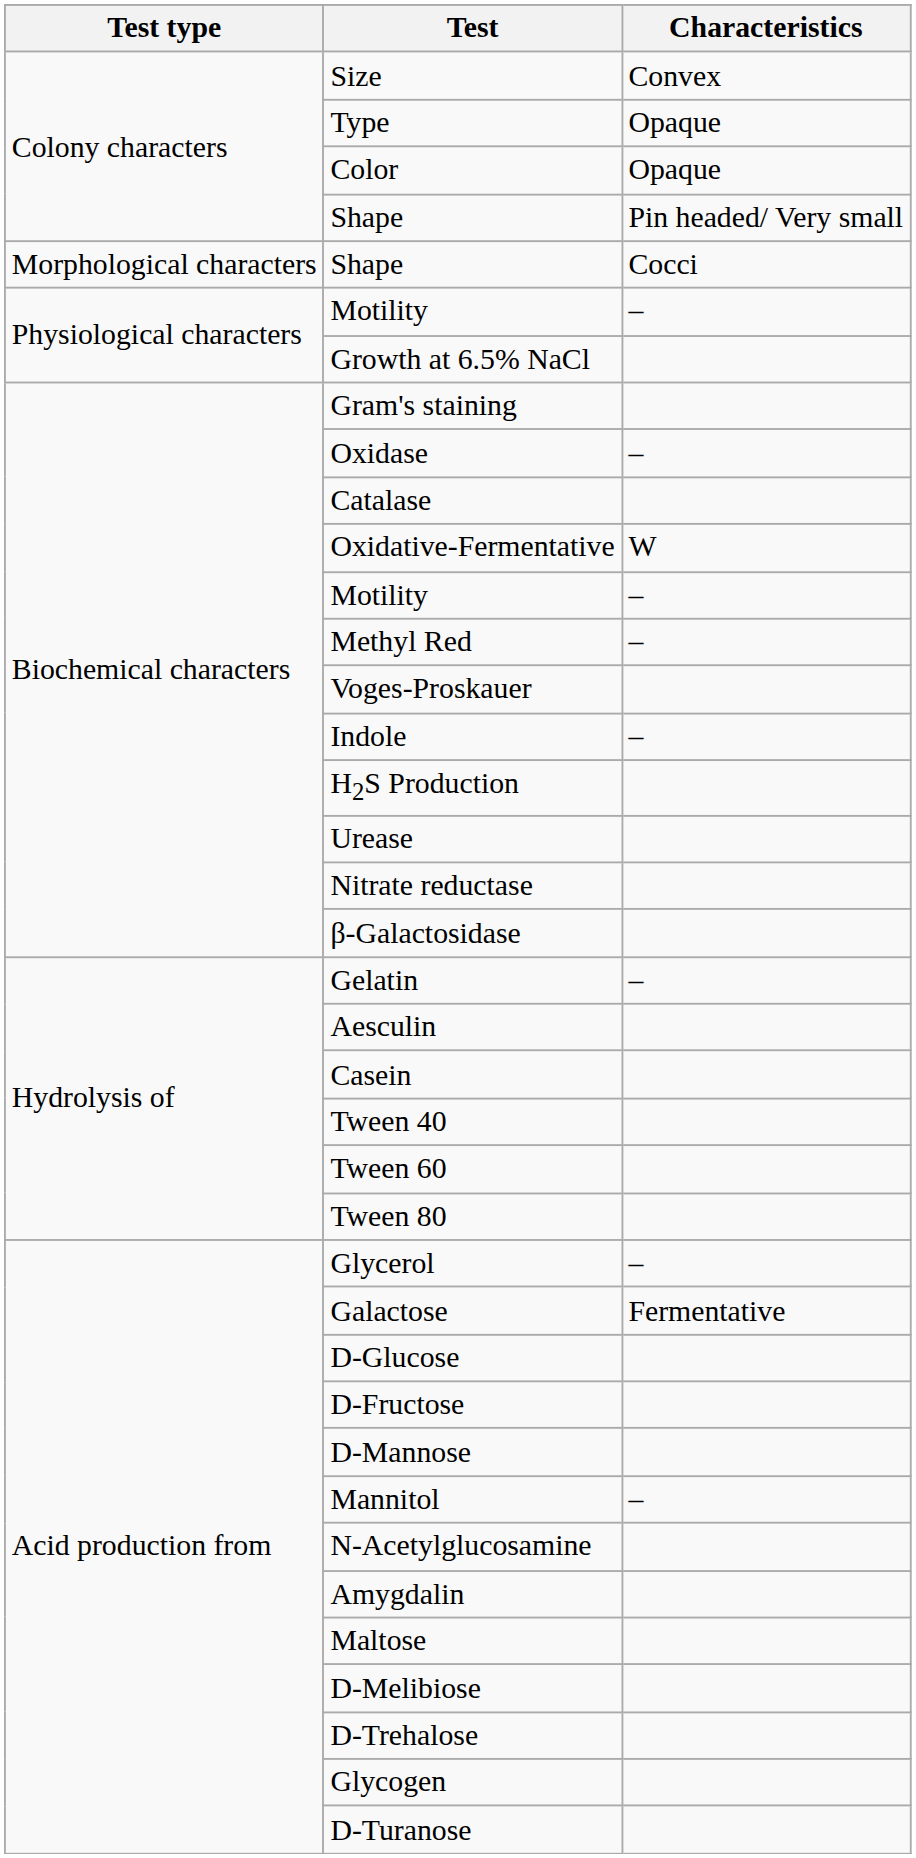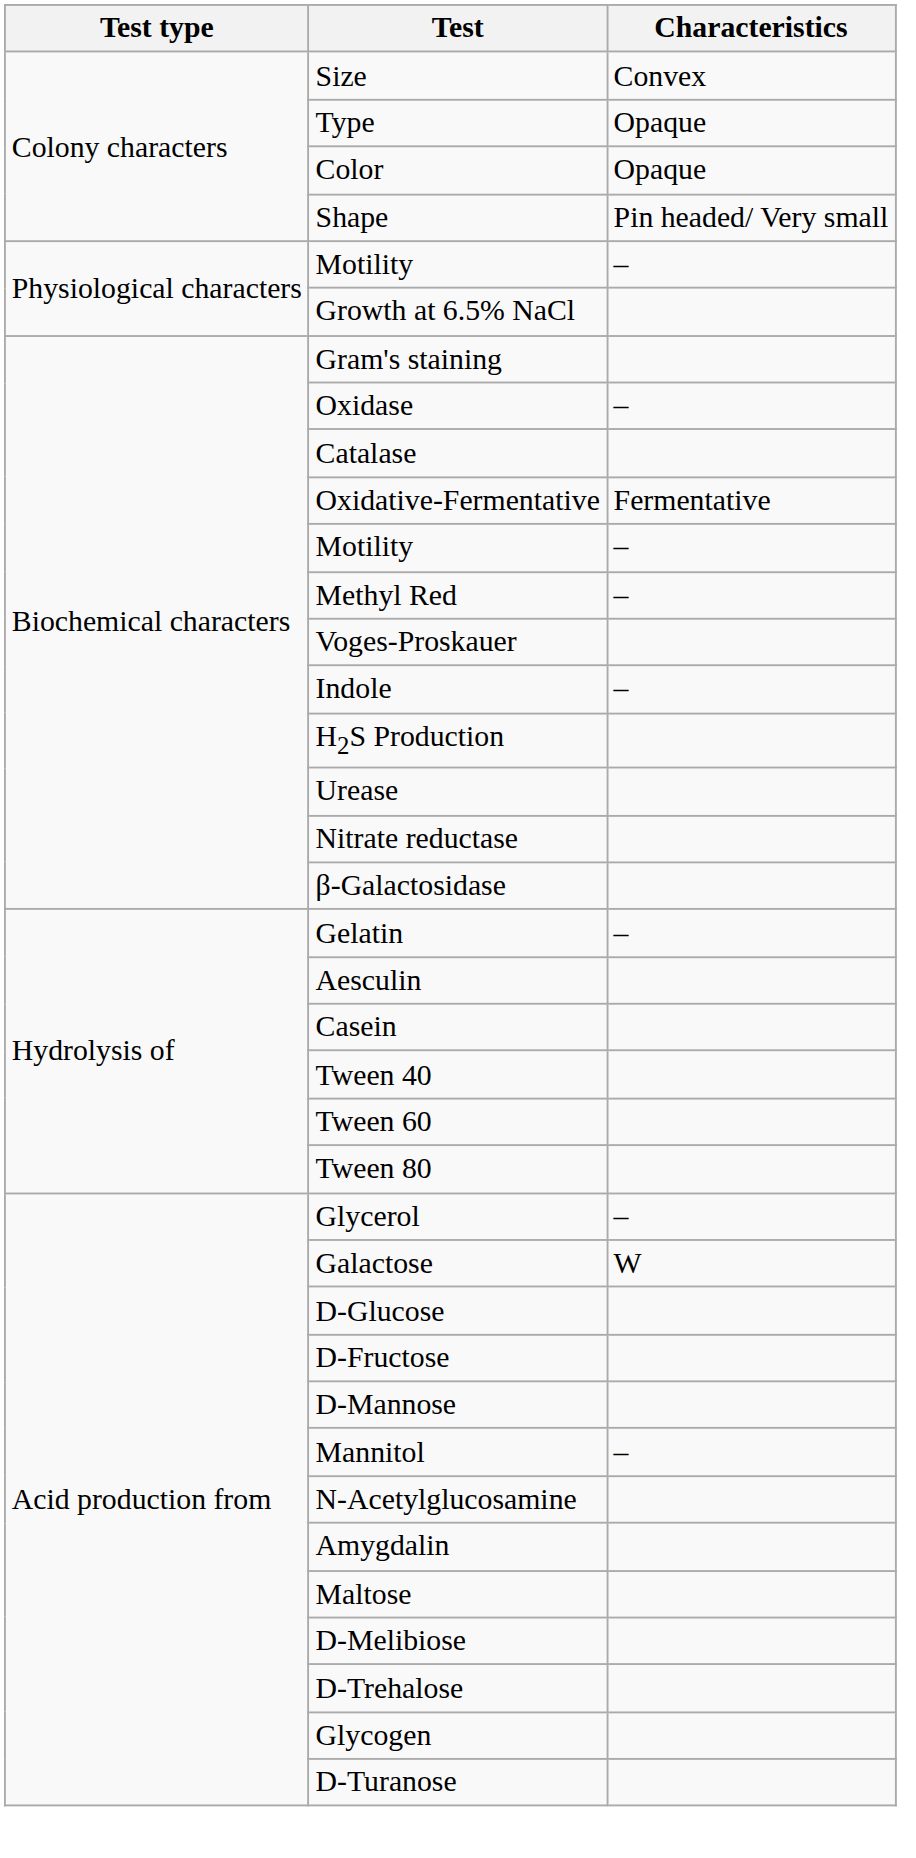- row: (164, 264)
(642, 547) W -> (692, 500) Fermentative
(707, 1310) Fermentative -> (628, 1263) W
